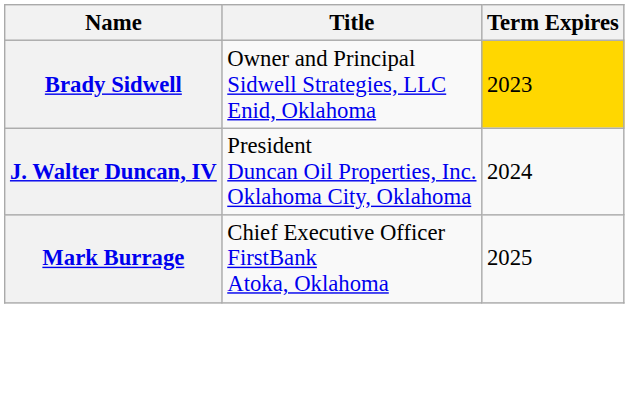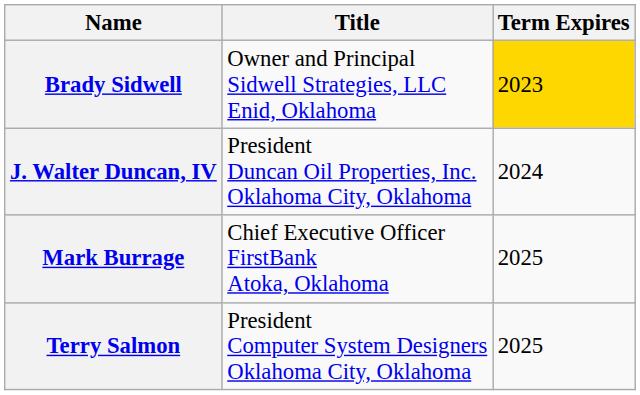+ row: (113, 345)
